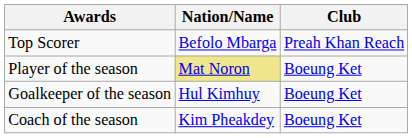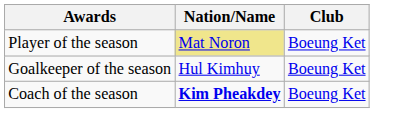- row: (44, 42)
(226, 119) normal -> (230, 94) bold
